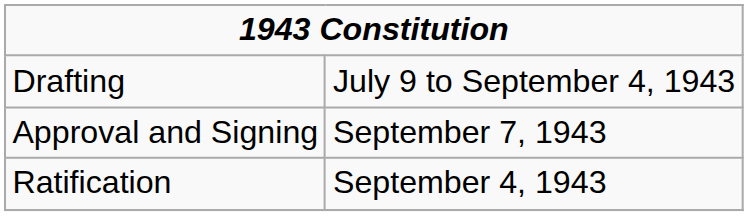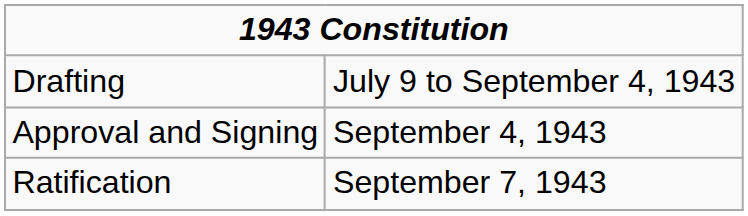(470, 132) September 7, 1943 -> (470, 132) September 4, 1943
(470, 183) September 4, 1943 -> (470, 183) September 7, 1943
